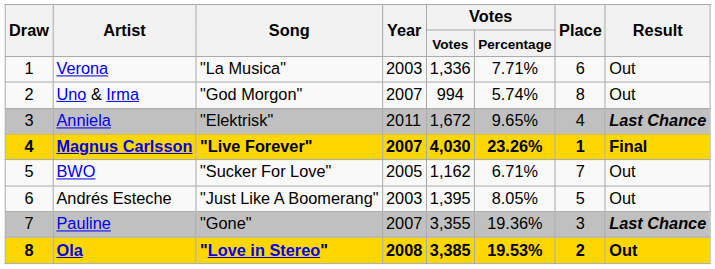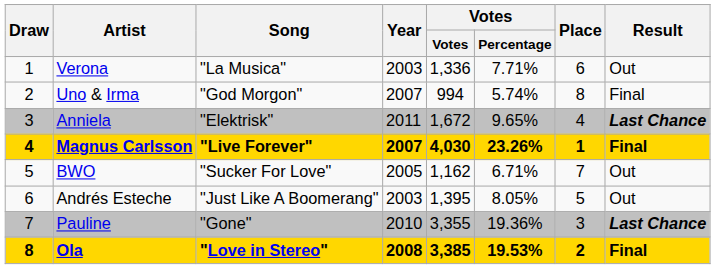(622, 95) Out -> (627, 95) Final
(404, 224) 2007 -> (404, 224) 2010
(623, 250) Out -> (628, 250) Final
